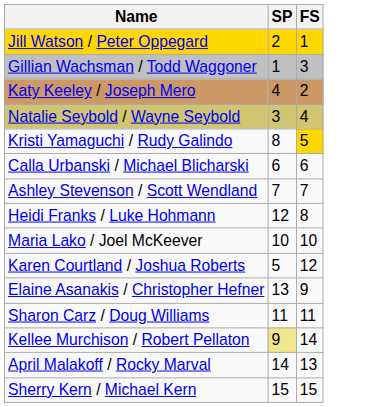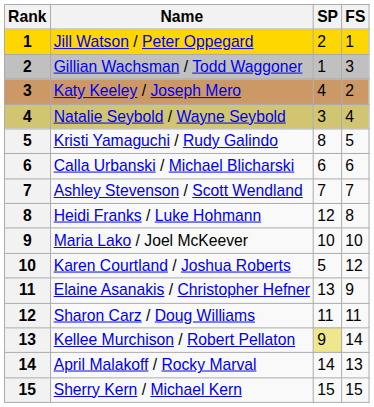+ column: (27, 16)
(304, 141) gold background -> (350, 141) no background
